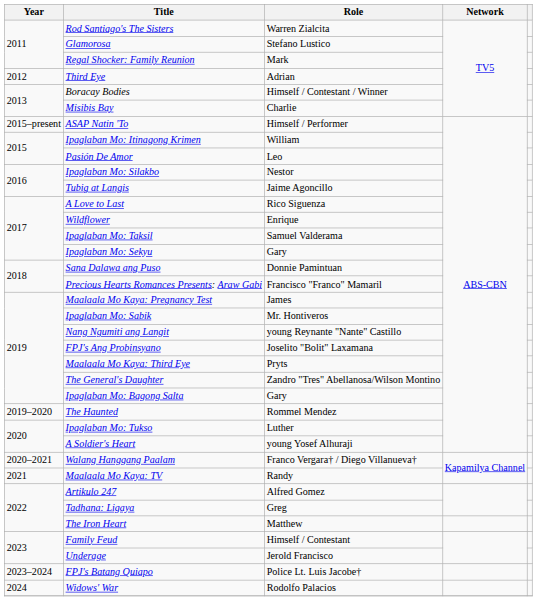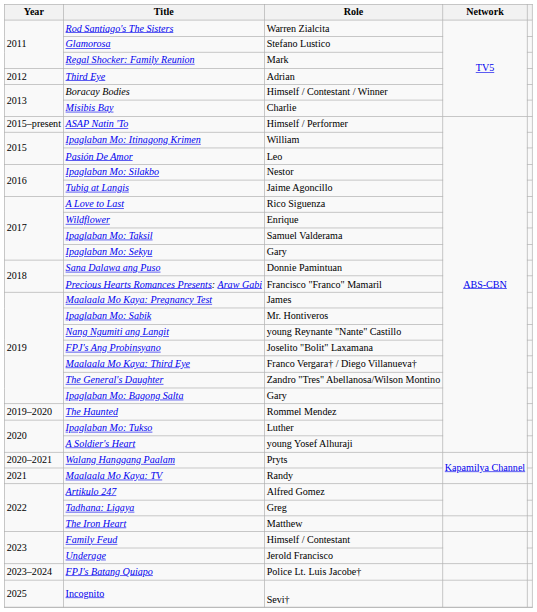(277, 364) Pryts -> (342, 364) Franco Vergara† / Diego Villanueva†
(342, 460) Franco Vergara† / Diego Villanueva† -> (277, 460) Pryts
- row: (92, 587)
+ row: (85, 593)
